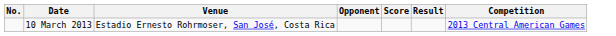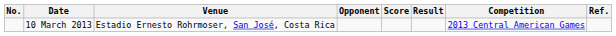+ column: (599, 11)
